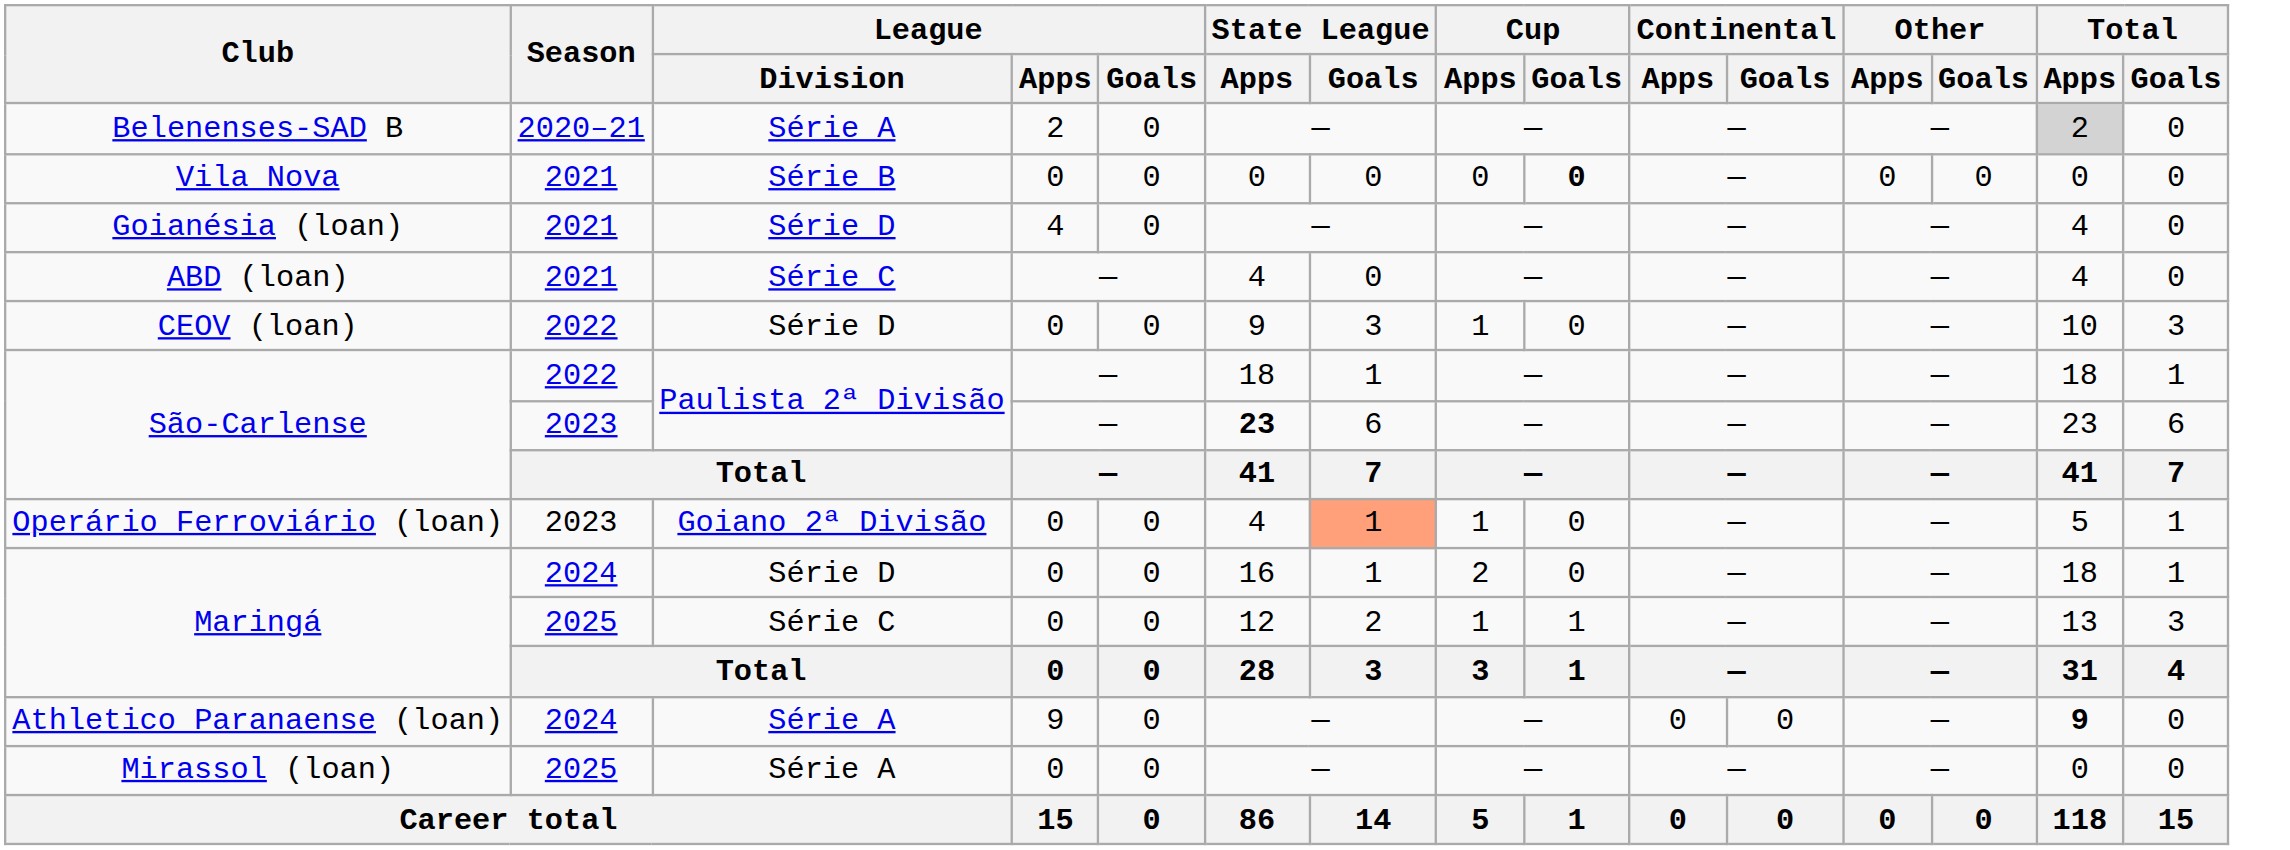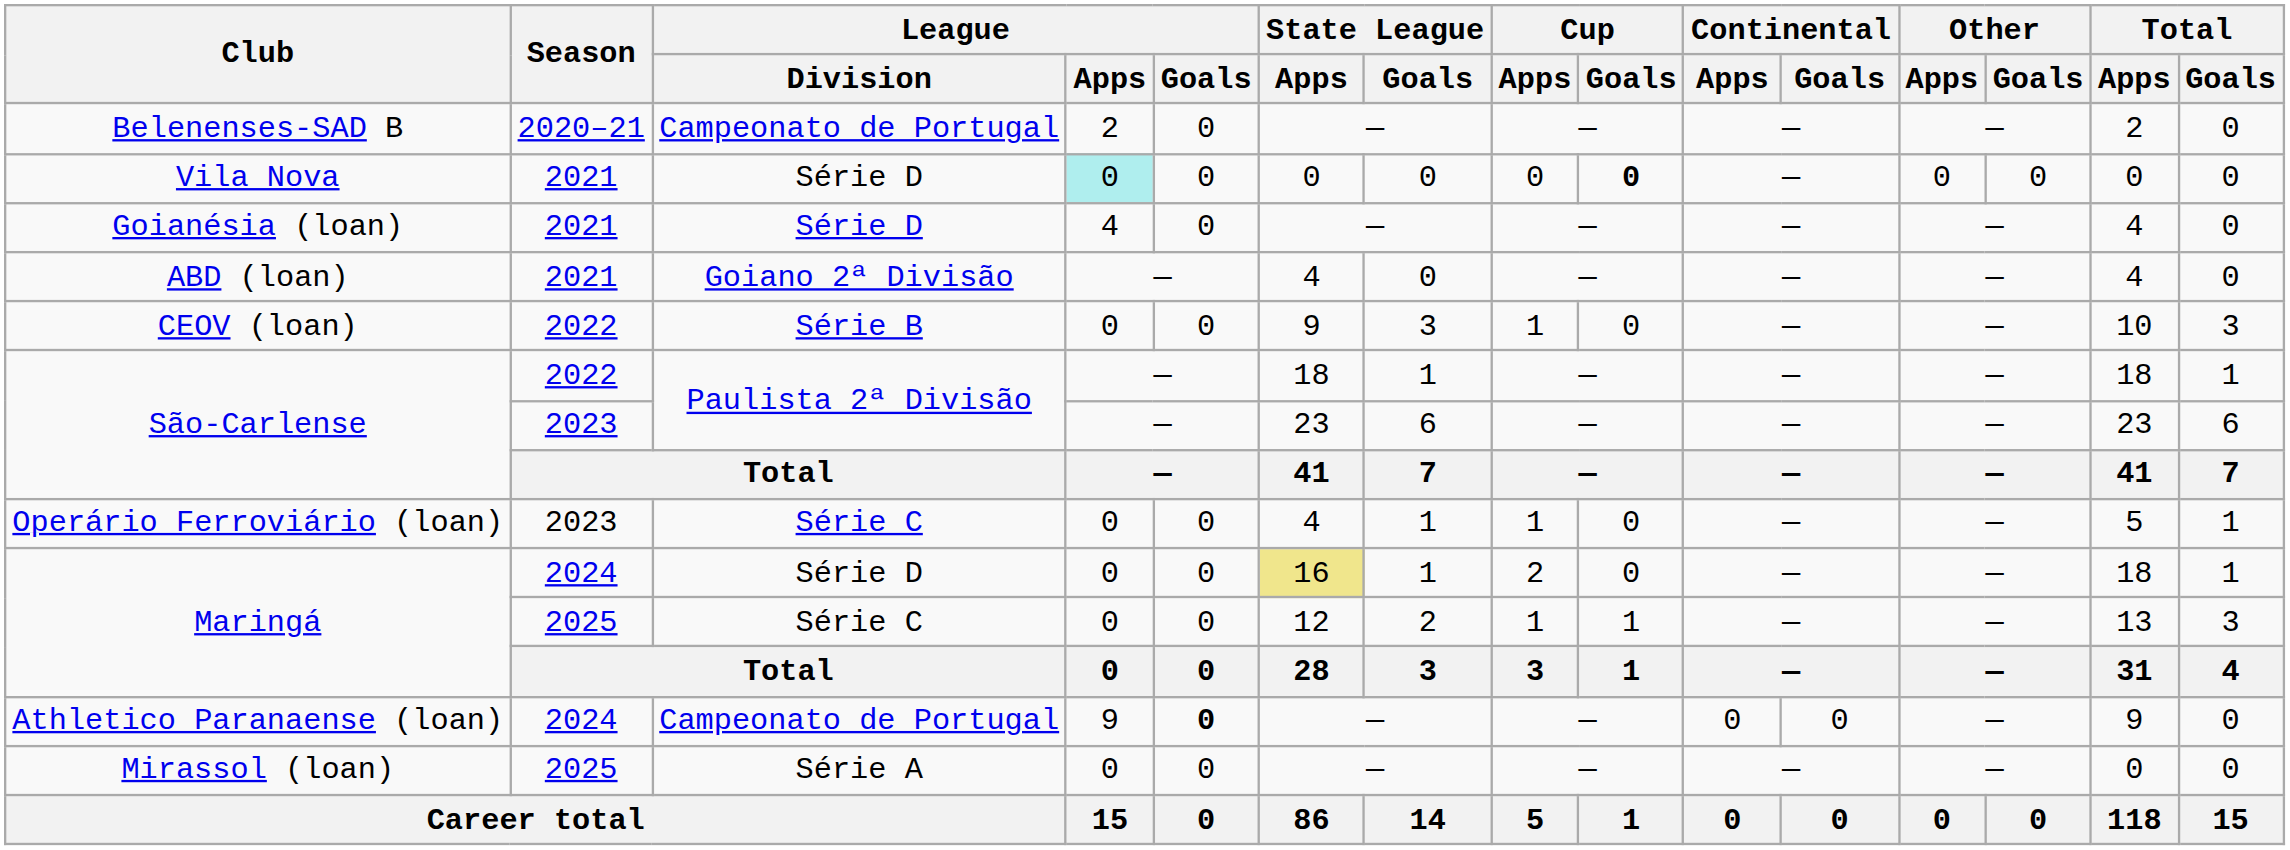(832, 129) Série A -> (859, 129) Campeonato de Portugal
(2080, 129) lightgrey background -> (2134, 129) no background
(832, 178) Série B -> (859, 178) Série D
(1055, 178) no background -> (1110, 178) paleturquoise background
(832, 277) Série C -> (859, 277) Goiano 2ª Divisão
(832, 326) Série D -> (859, 326) Série B
(1257, 425) bold -> (1311, 425) normal
(832, 524) Goiano 2ª Divisão -> (859, 524) Série C
(1373, 524) lightsalmon background -> (1428, 524) no background
(1257, 573) no background -> (1311, 573) khaki background
(832, 721) Série A -> (859, 721) Campeonato de Portugal
(1152, 721) normal -> (1206, 721) bold
(2080, 721) bold -> (2134, 721) normal
